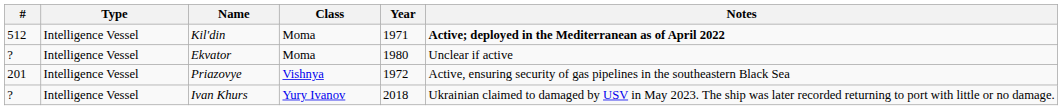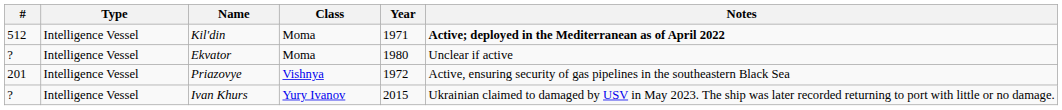(396, 94) 2018 -> (396, 94) 2015
